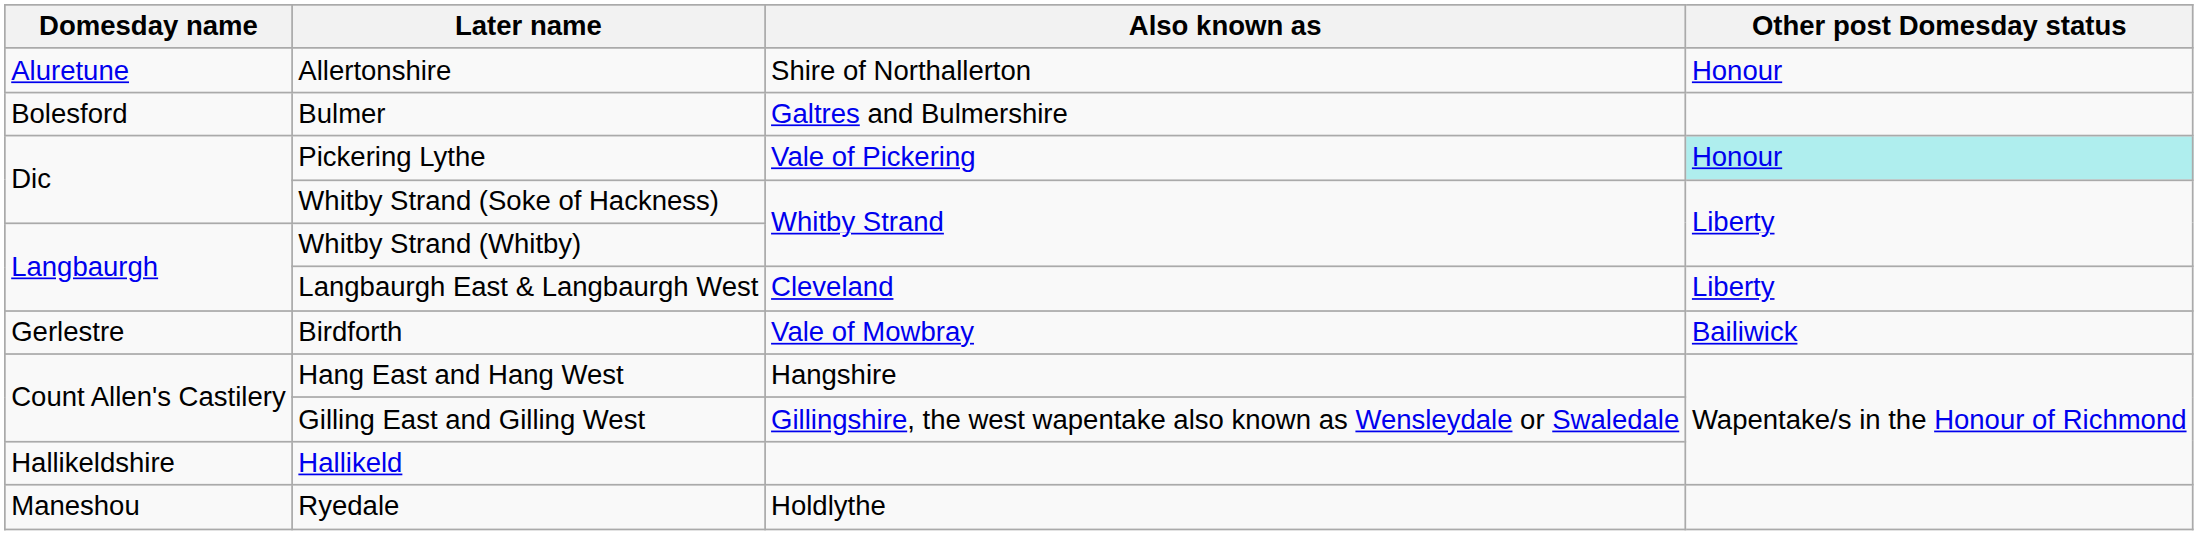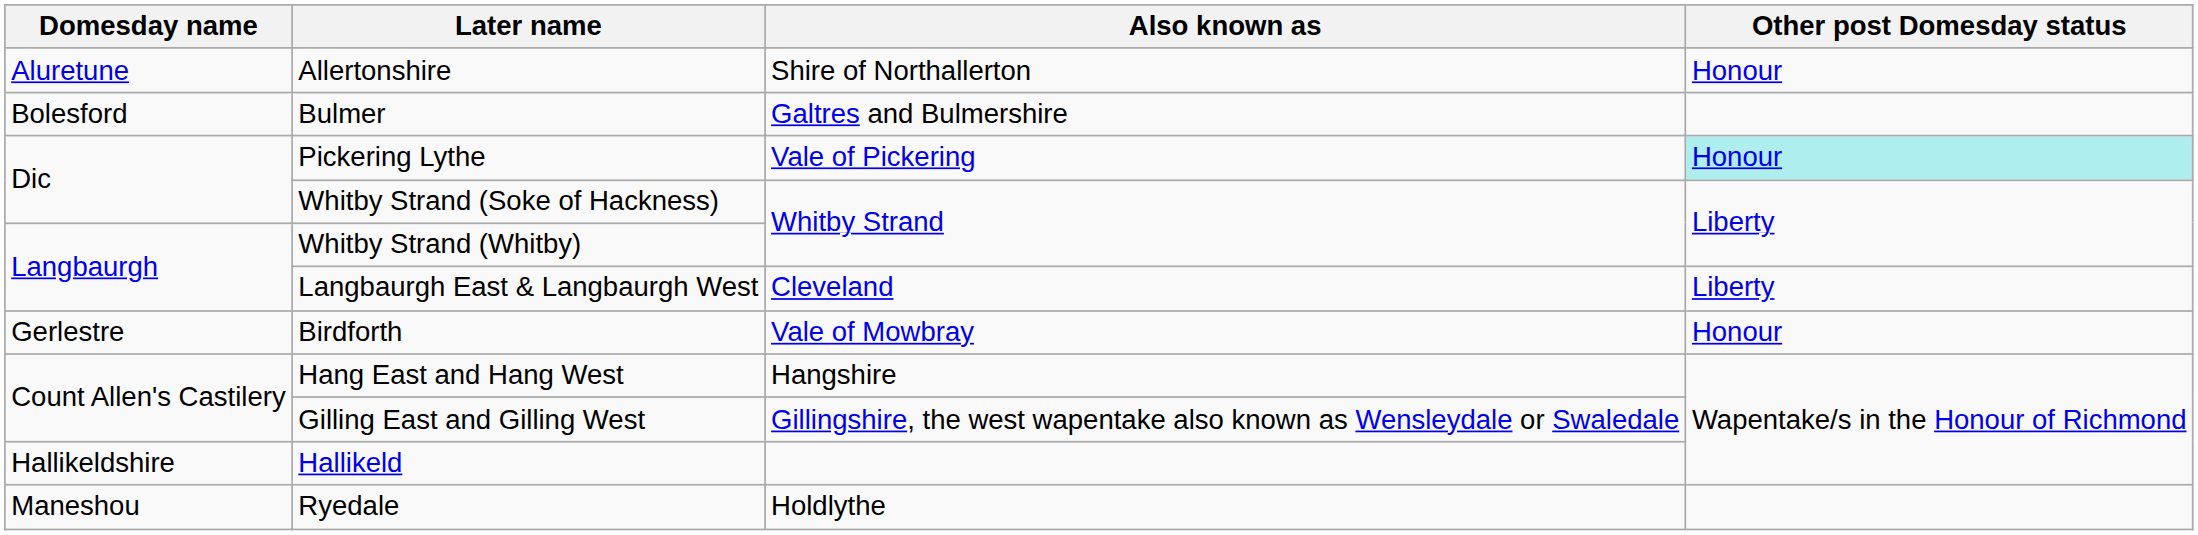(1745, 331) Bailiwick -> (1737, 331) Honour
